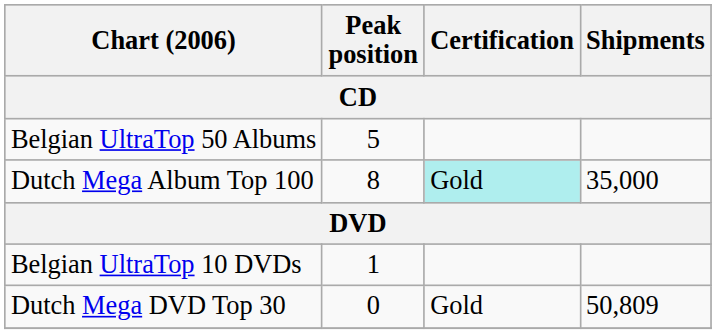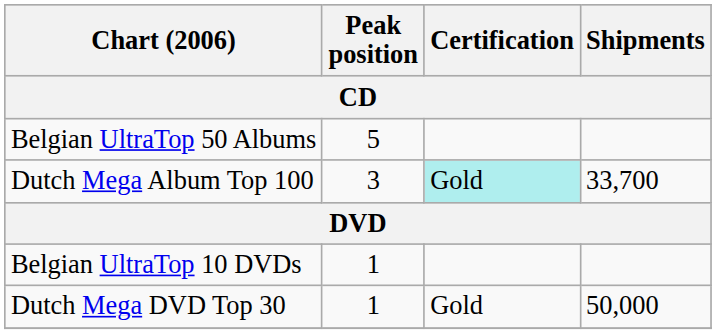(373, 180) 8 -> (373, 180) 3
(622, 180) 35,000 -> (622, 180) 33,700
(373, 306) 0 -> (373, 306) 1
(622, 306) 50,809 -> (622, 306) 50,000
